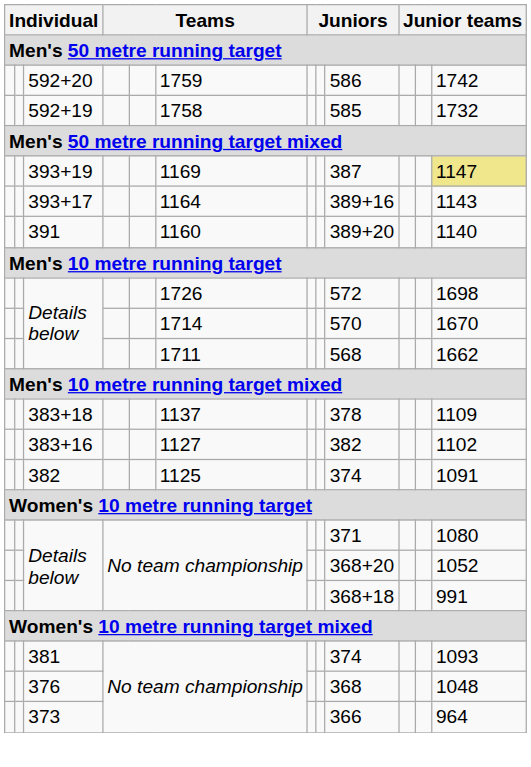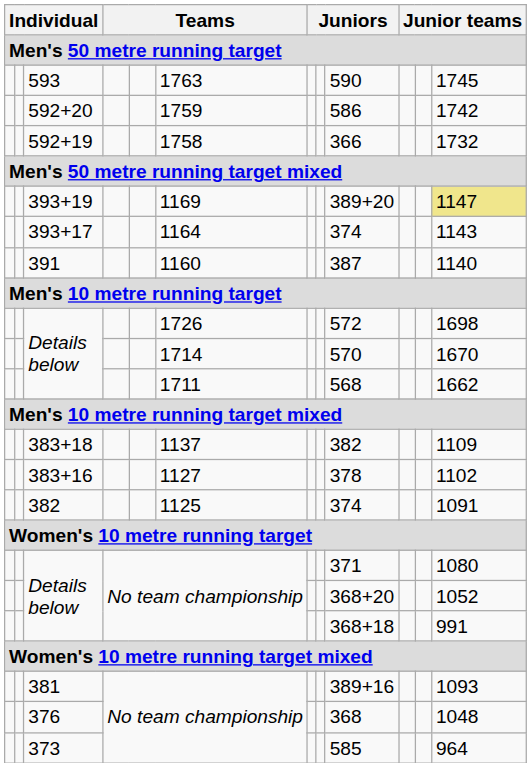+ row: (44, 81)
(346, 111) 585 -> (346, 141) 366
(346, 172) 387 -> (362, 202) 389+20
(362, 202) 389+16 -> (346, 232) 374
(362, 232) 389+20 -> (346, 263) 387
(346, 414) 378 -> (346, 444) 382
(346, 444) 382 -> (346, 475) 378
(346, 657) 374 -> (362, 687) 389+16
(346, 717) 366 -> (346, 748) 585
